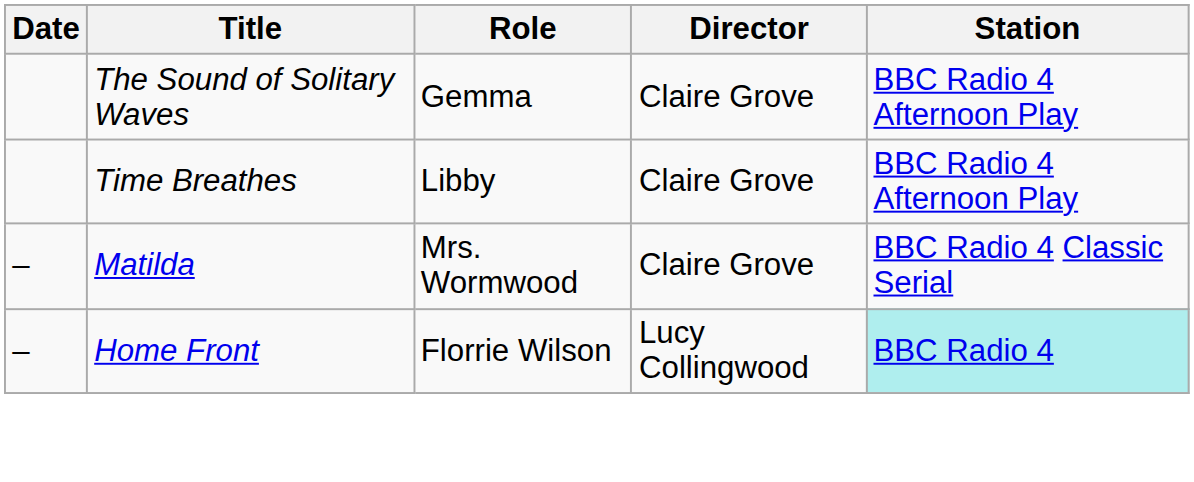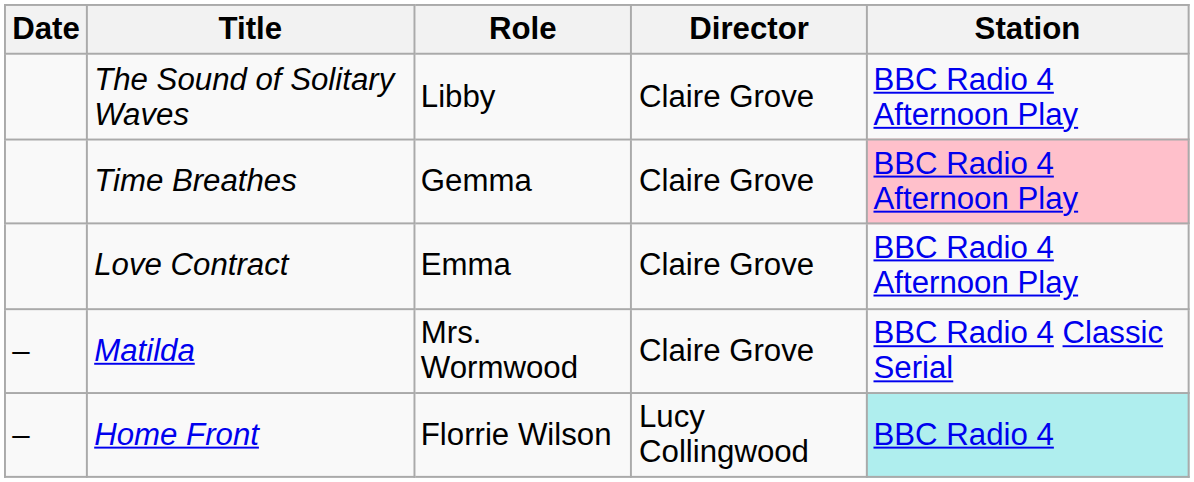(476, 96) Gemma -> (458, 96) Libby
(458, 180) Libby -> (476, 180) Gemma
(976, 180) no background -> (976, 180) pink background
+ row: (191, 265)
